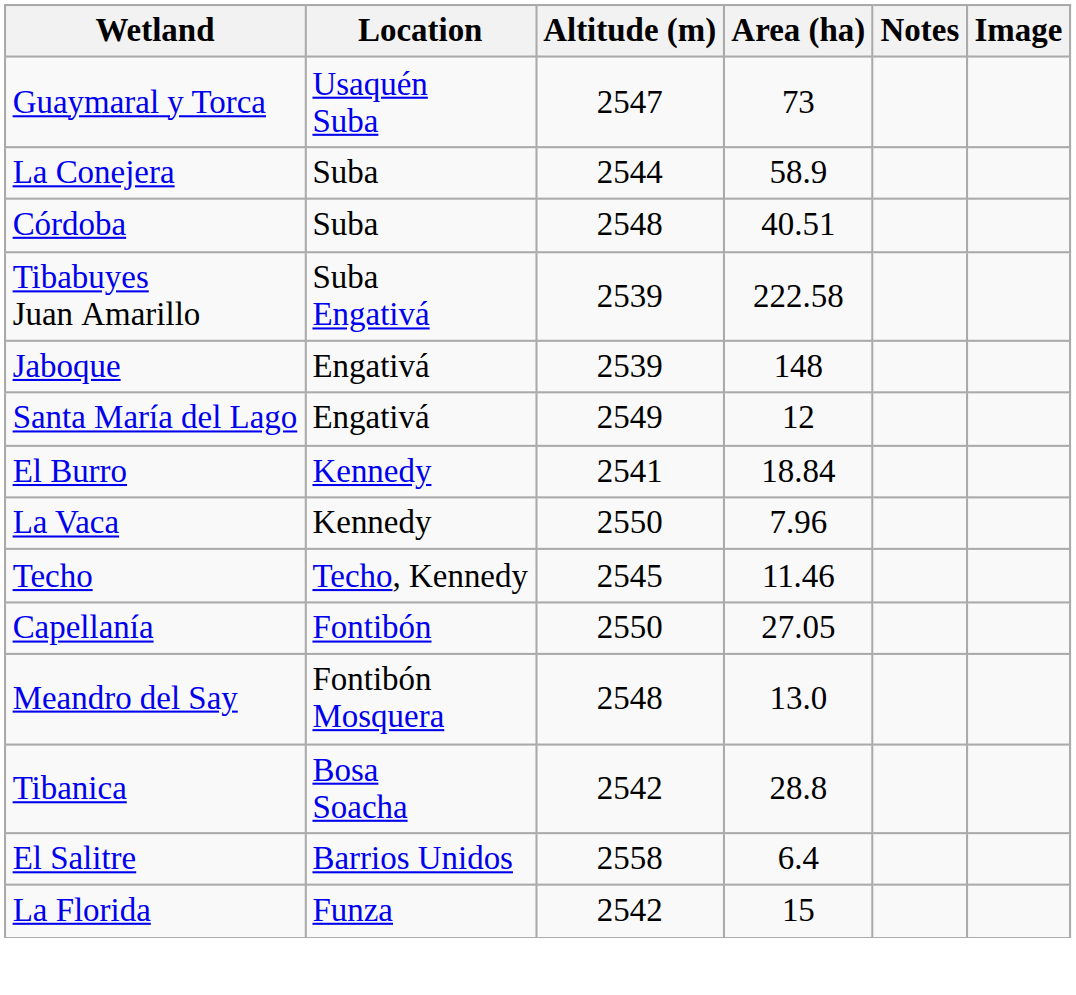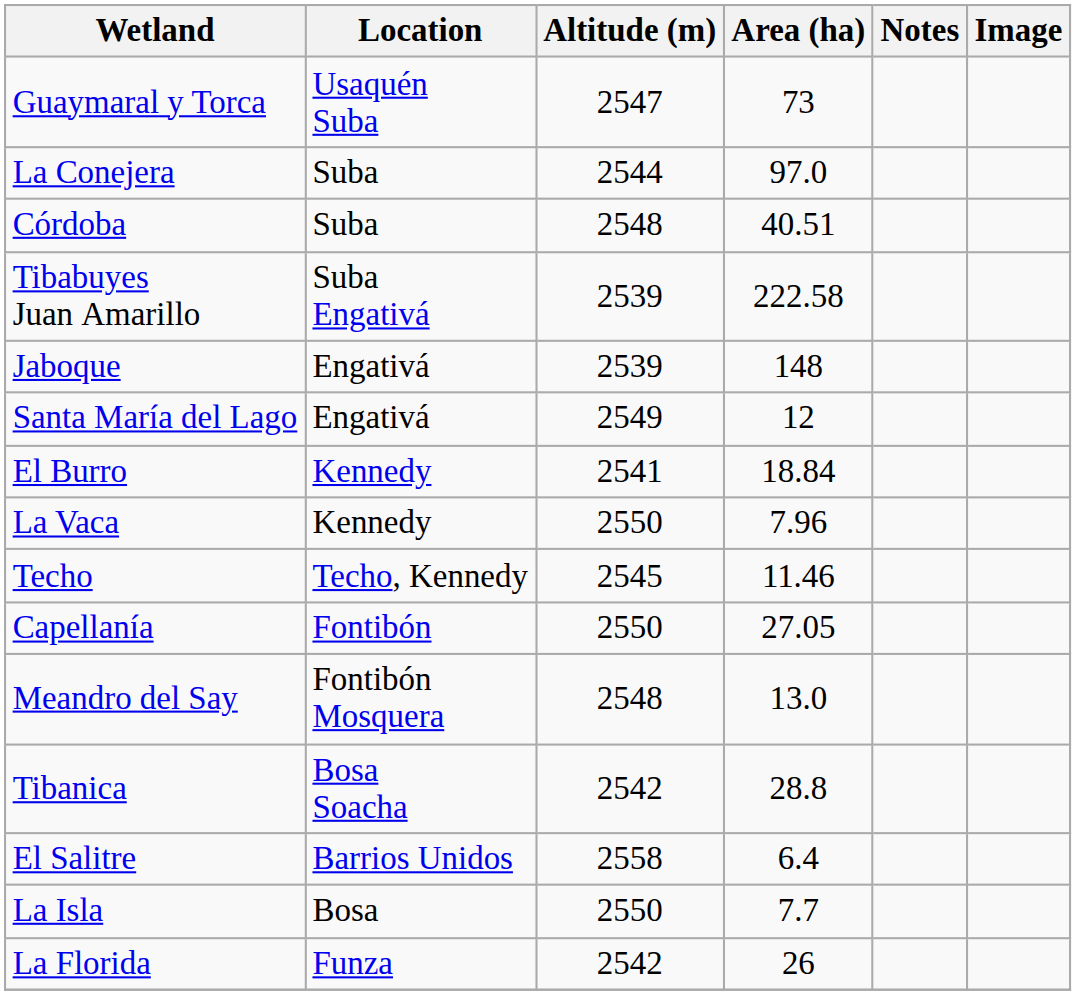(798, 172) 58.9 -> (798, 172) 97.0
+ row: (58, 910)
(798, 910) 15 -> (798, 963) 26
